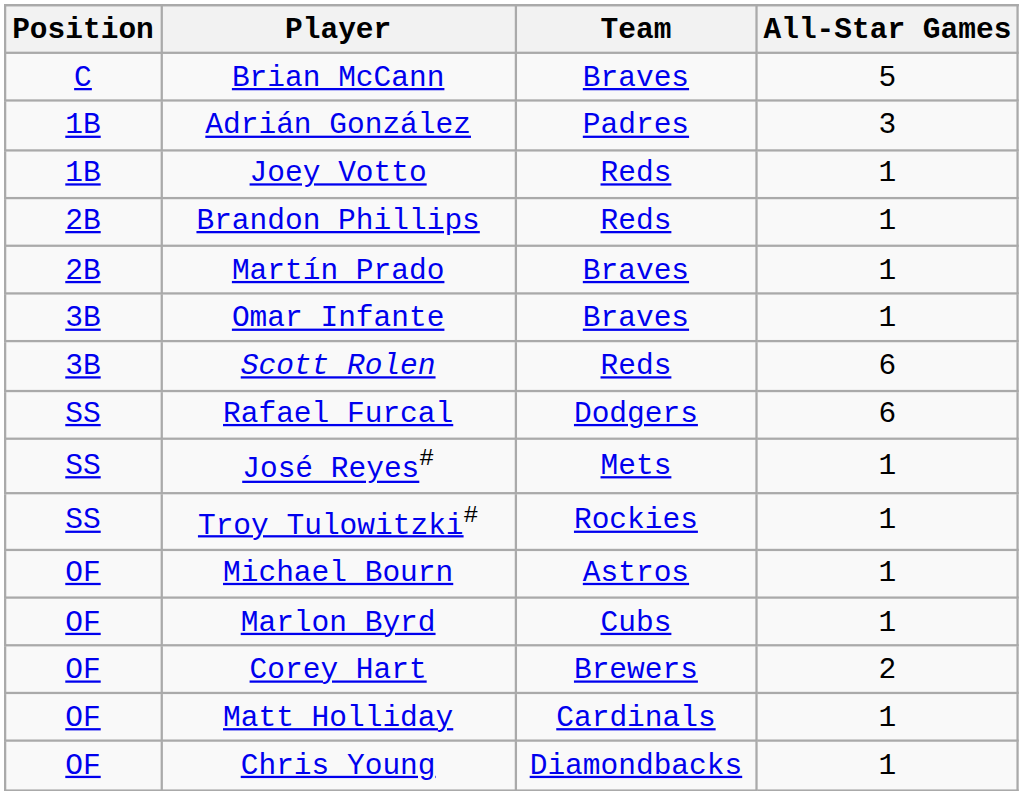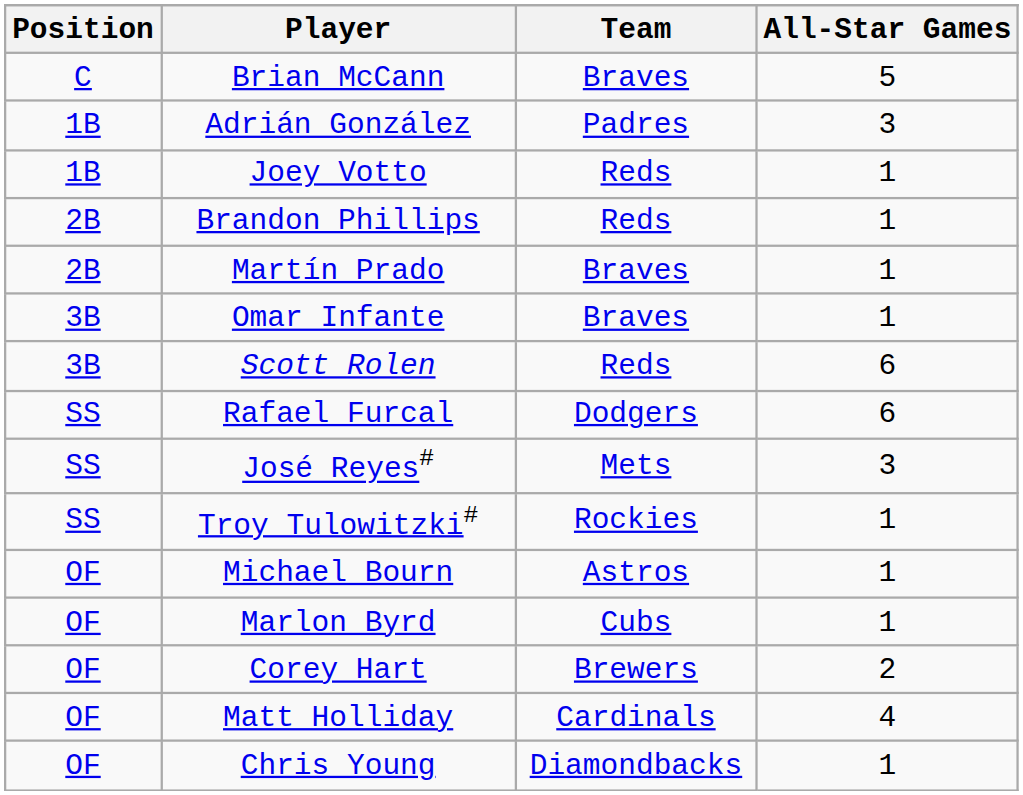(887, 466) 1 -> (887, 466) 3
(887, 718) 1 -> (887, 718) 4
